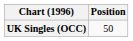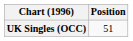(108, 28) 50 -> (108, 28) 51
